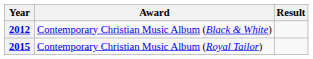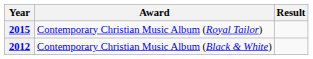rows swapped: (19, 29) <-> (19, 46)
